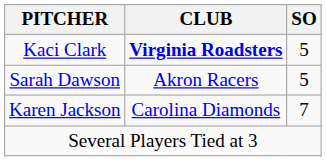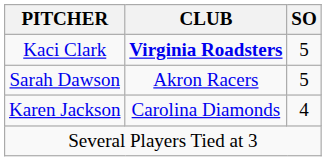(304, 110) 7 -> (304, 110) 4
